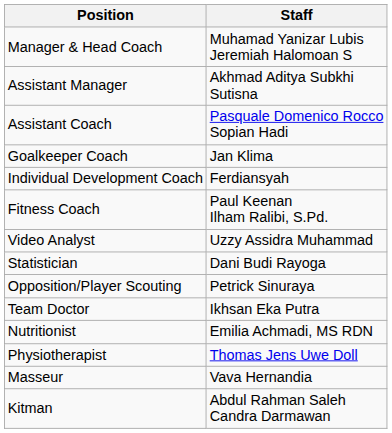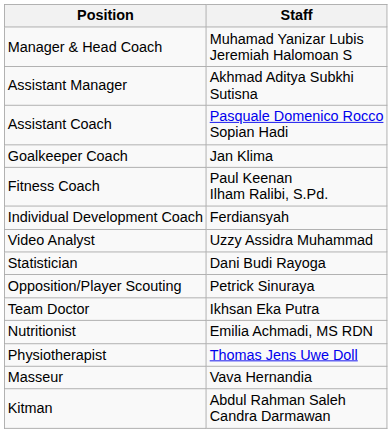rows swapped: (54, 209) <-> (105, 178)
